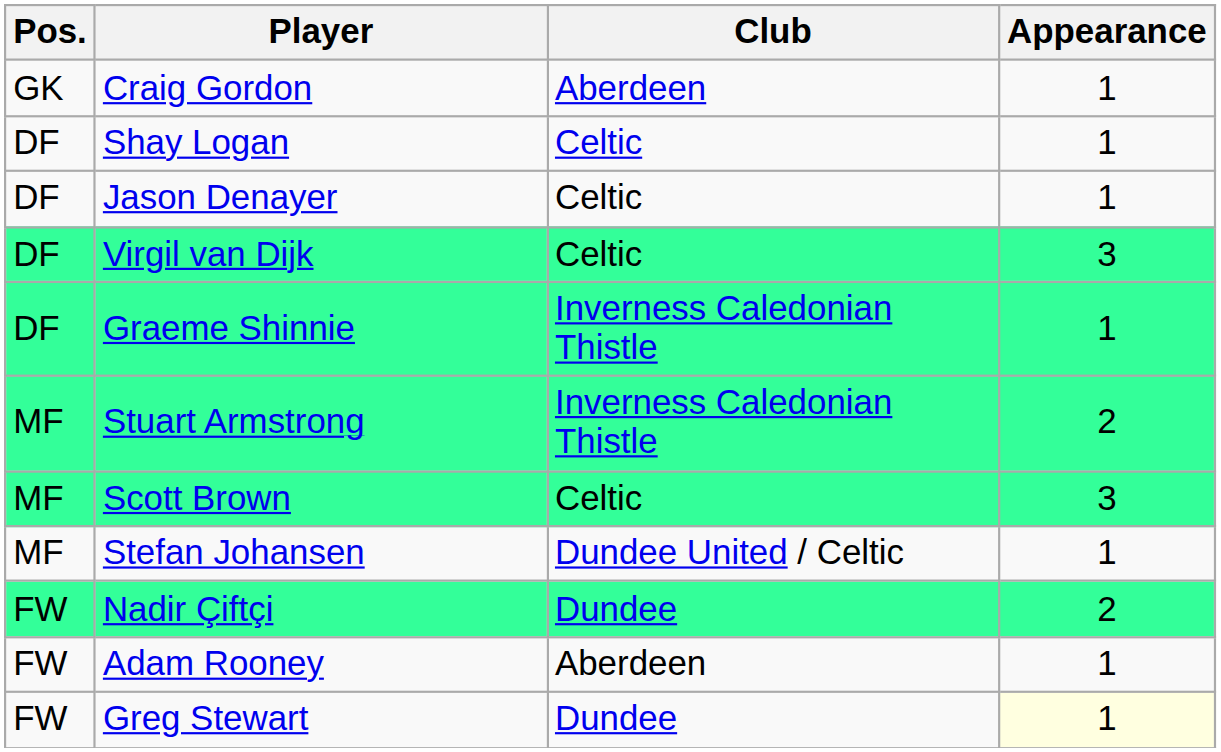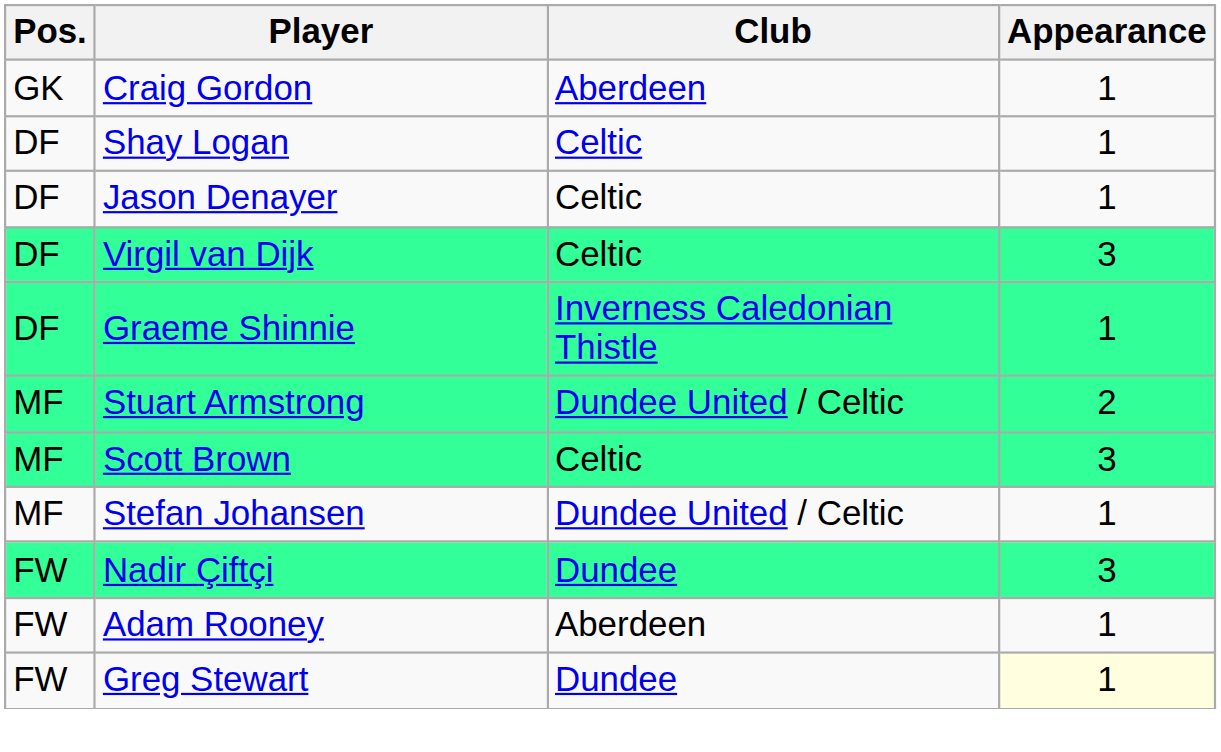(724, 422) Inverness Caledonian Thistle -> (729, 403) Dundee United / Celtic
(1107, 608) 2 -> (1107, 569) 3
